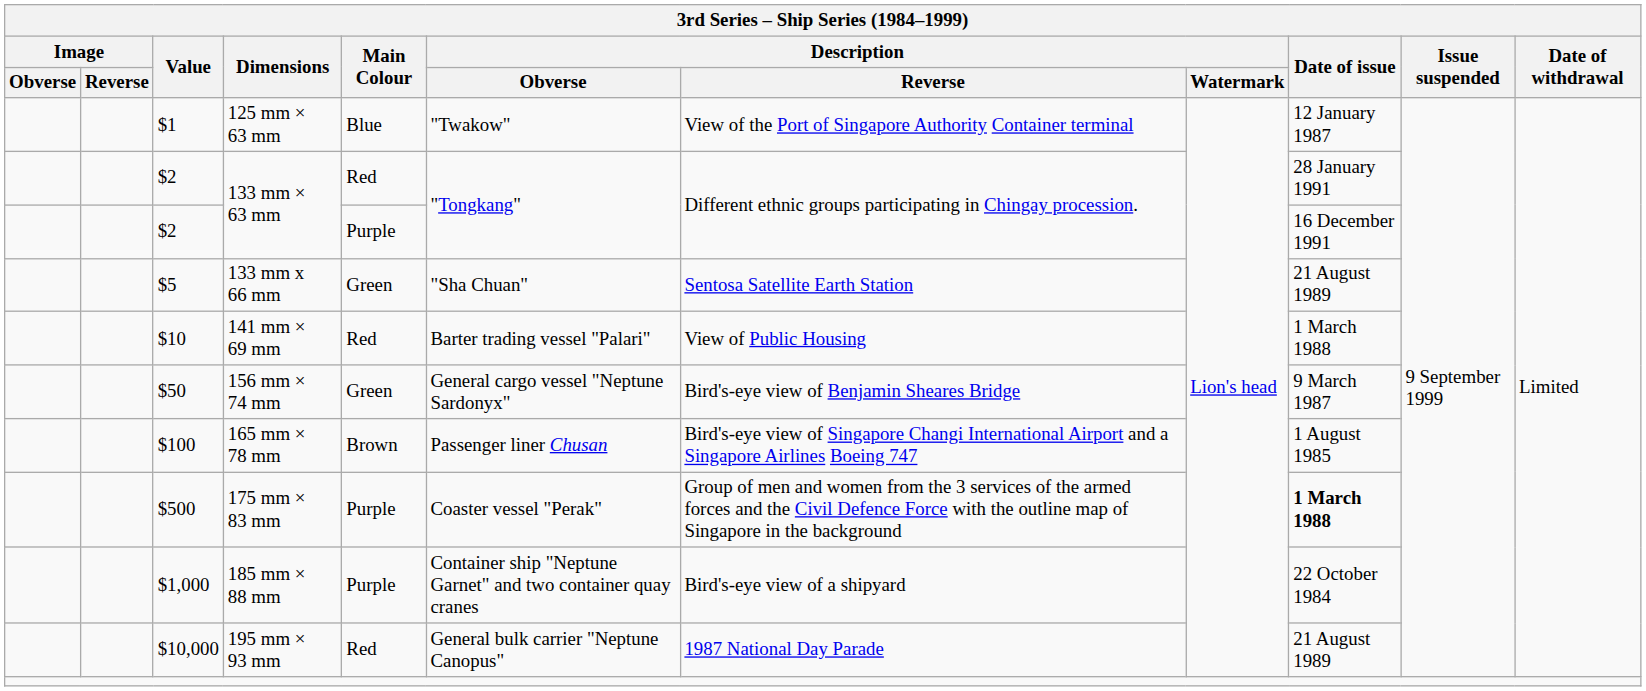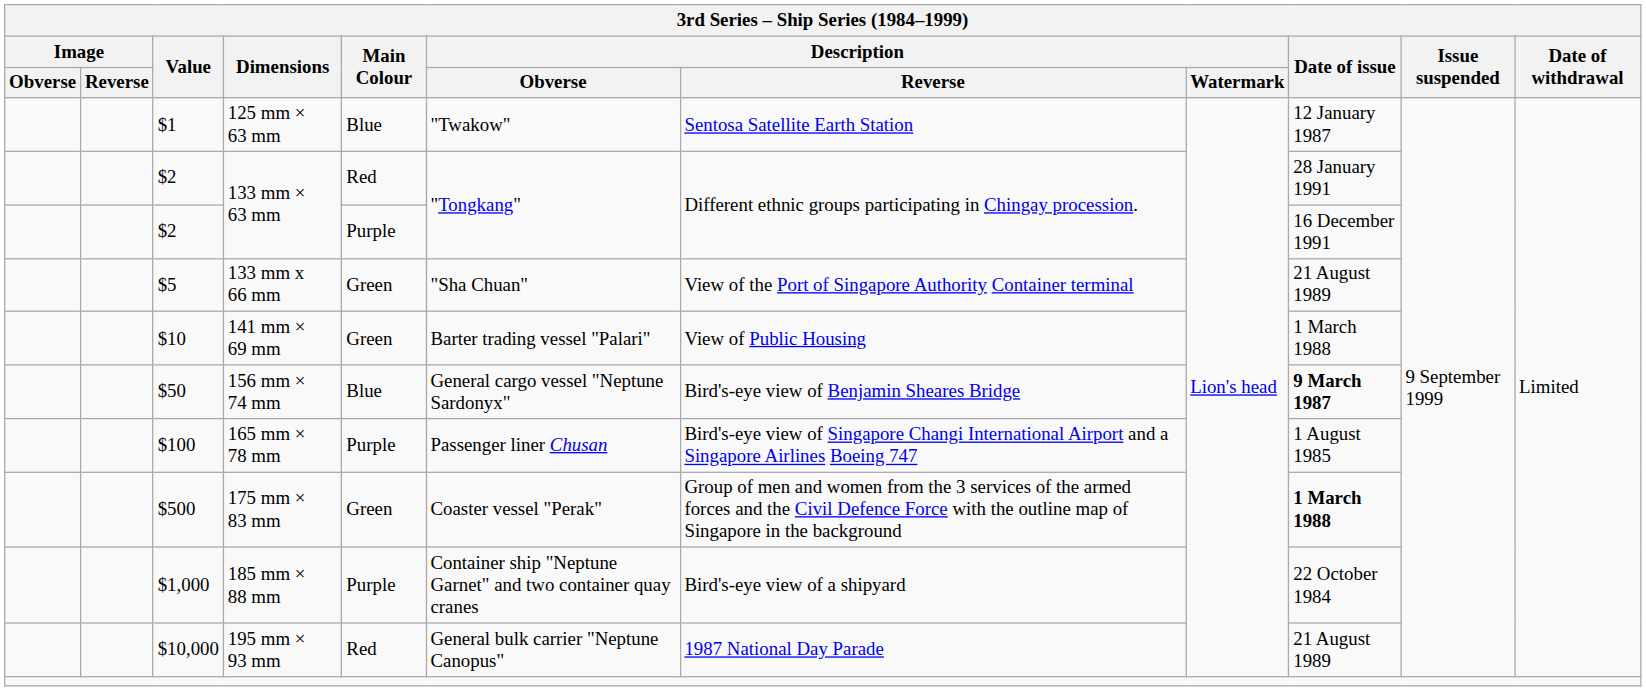(909, 124) View of the Port of Singapore Authority Container terminal -> (799, 124) Sentosa Satellite Earth Station
(799, 285) Sentosa Satellite Earth Station -> (909, 285) View of the Port of Singapore Authority Container terminal
(362, 338) Red -> (369, 338) Green
(369, 391) Green -> (364, 391) Blue
(1325, 391) normal -> (1327, 391) bold
(372, 445) Brown -> (371, 445) Purple
(371, 509) Purple -> (369, 509) Green
